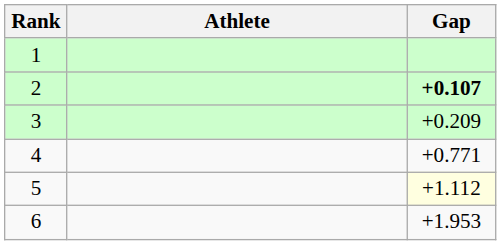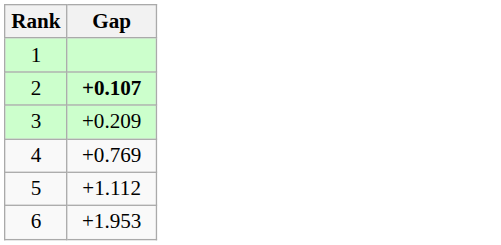- column: (237, 21)
(451, 155) +0.771 -> (112, 155) +0.769
(451, 188) lightyellow background -> (112, 188) no background
